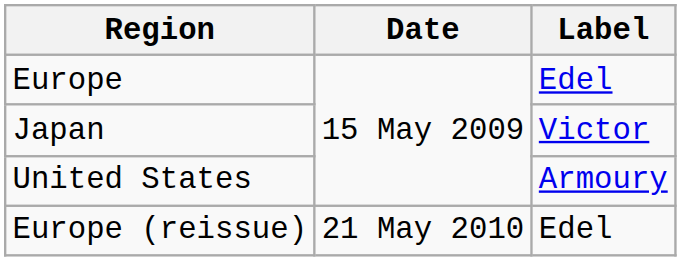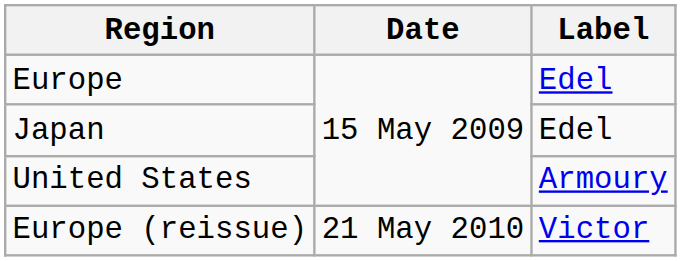(594, 130) Victor -> (576, 130) Edel
(576, 230) Edel -> (594, 230) Victor
